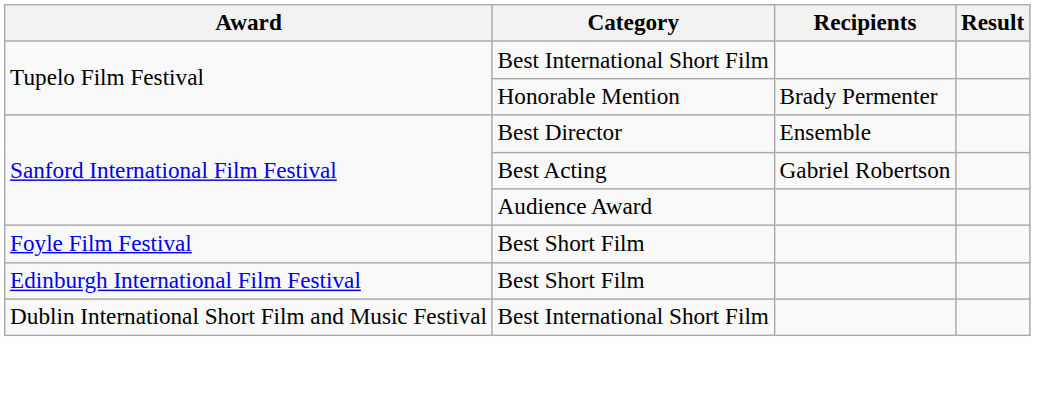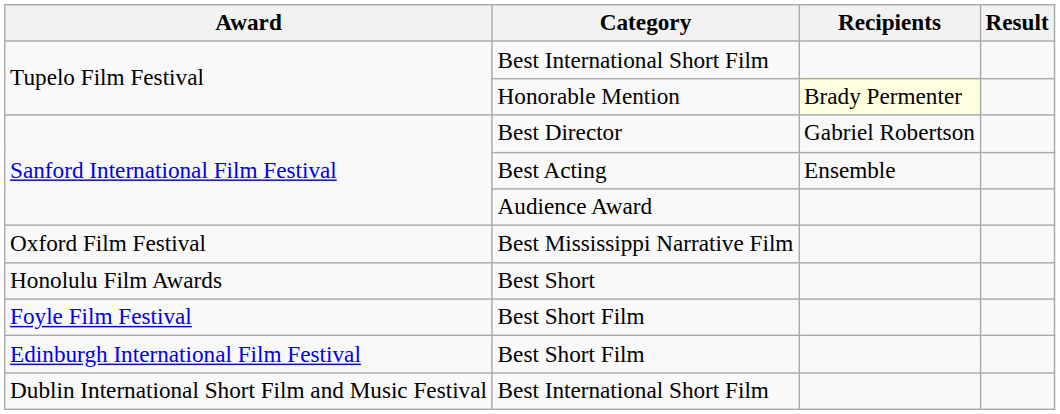(859, 96) no background -> (883, 96) lightyellow background
(825, 133) Ensemble -> (889, 133) Gabriel Robertson
(865, 170) Gabriel Robertson -> (850, 170) Ensemble
+ row: (108, 243)
+ row: (116, 280)
